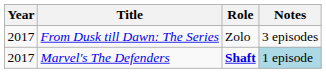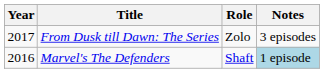(21, 57) 2017 -> (21, 57) 2016
(240, 57) bold -> (239, 57) normal
